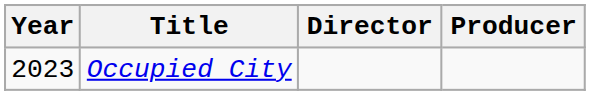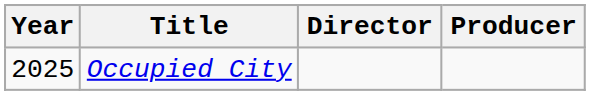(43, 69) 2023 -> (43, 69) 2025
